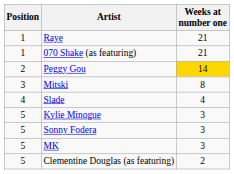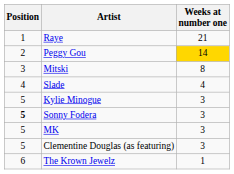- row: (90, 53)
(23, 130) normal -> (23, 114) bold
(203, 160) 2 -> (203, 145) 3
+ row: (79, 160)
